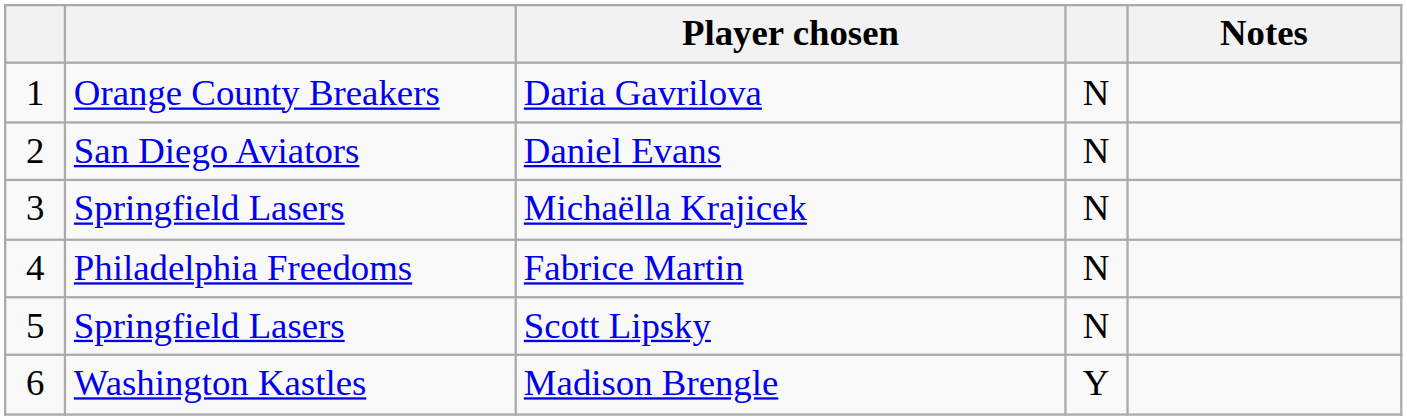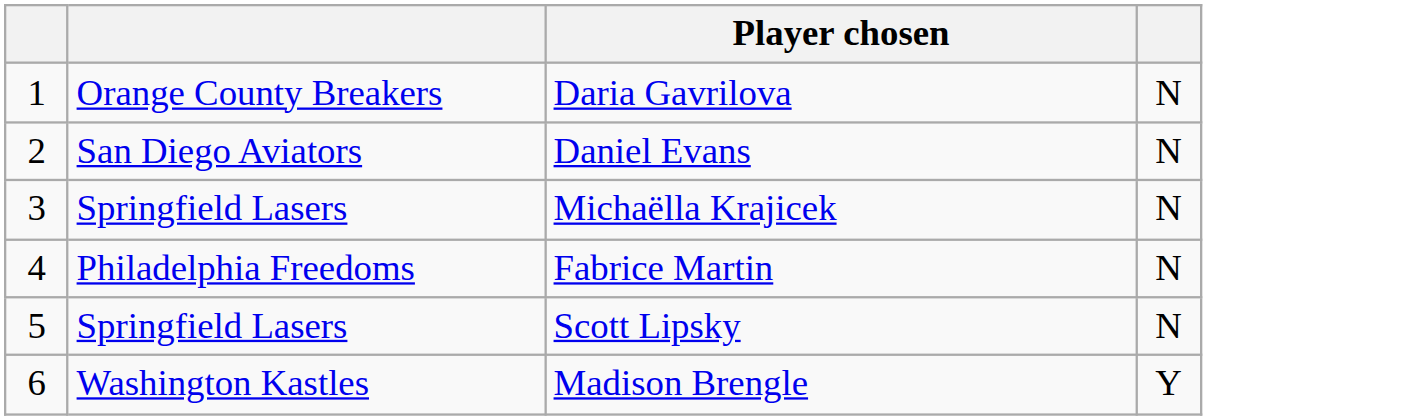- column: (1264, 33)
